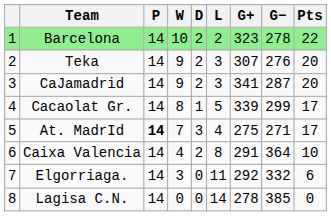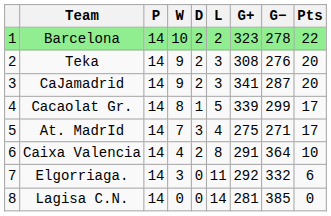(246, 62) 307 -> (246, 62) 308
(156, 130) bold -> (156, 130) normal
(246, 199) 278 -> (246, 199) 281
